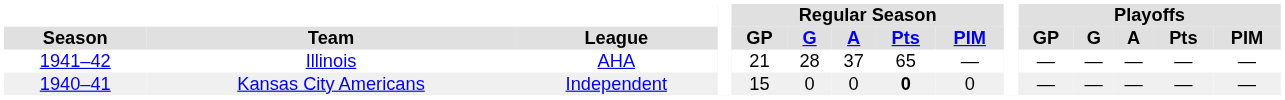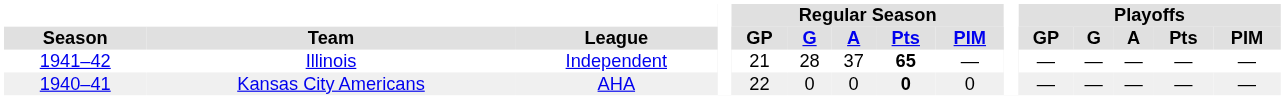(616, 60) AHA -> (616, 60) Independent
(906, 60) normal -> (906, 60) bold
(616, 83) Independent -> (616, 83) AHA
(759, 83) 15 -> (759, 83) 22
